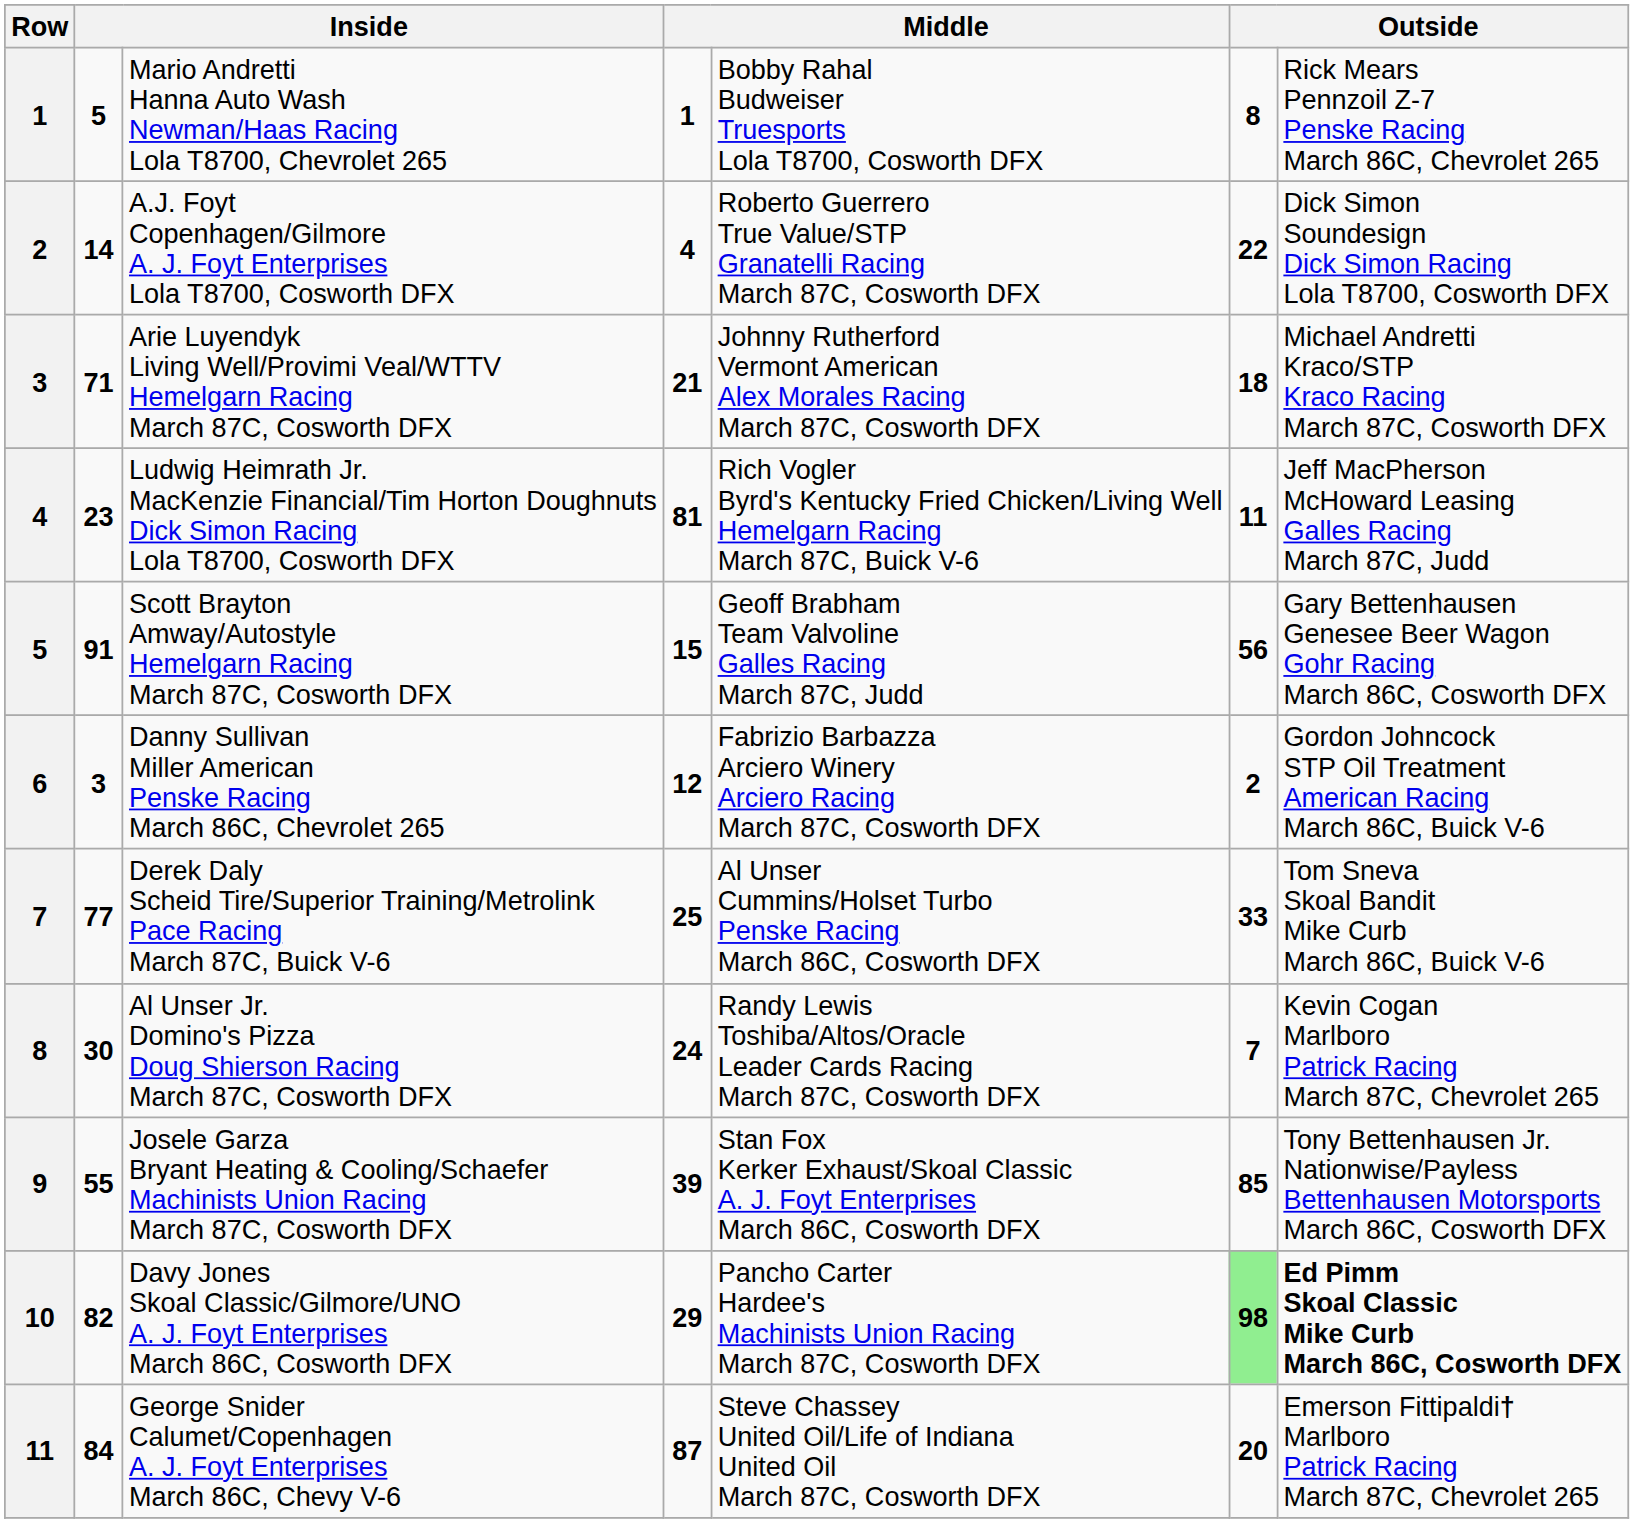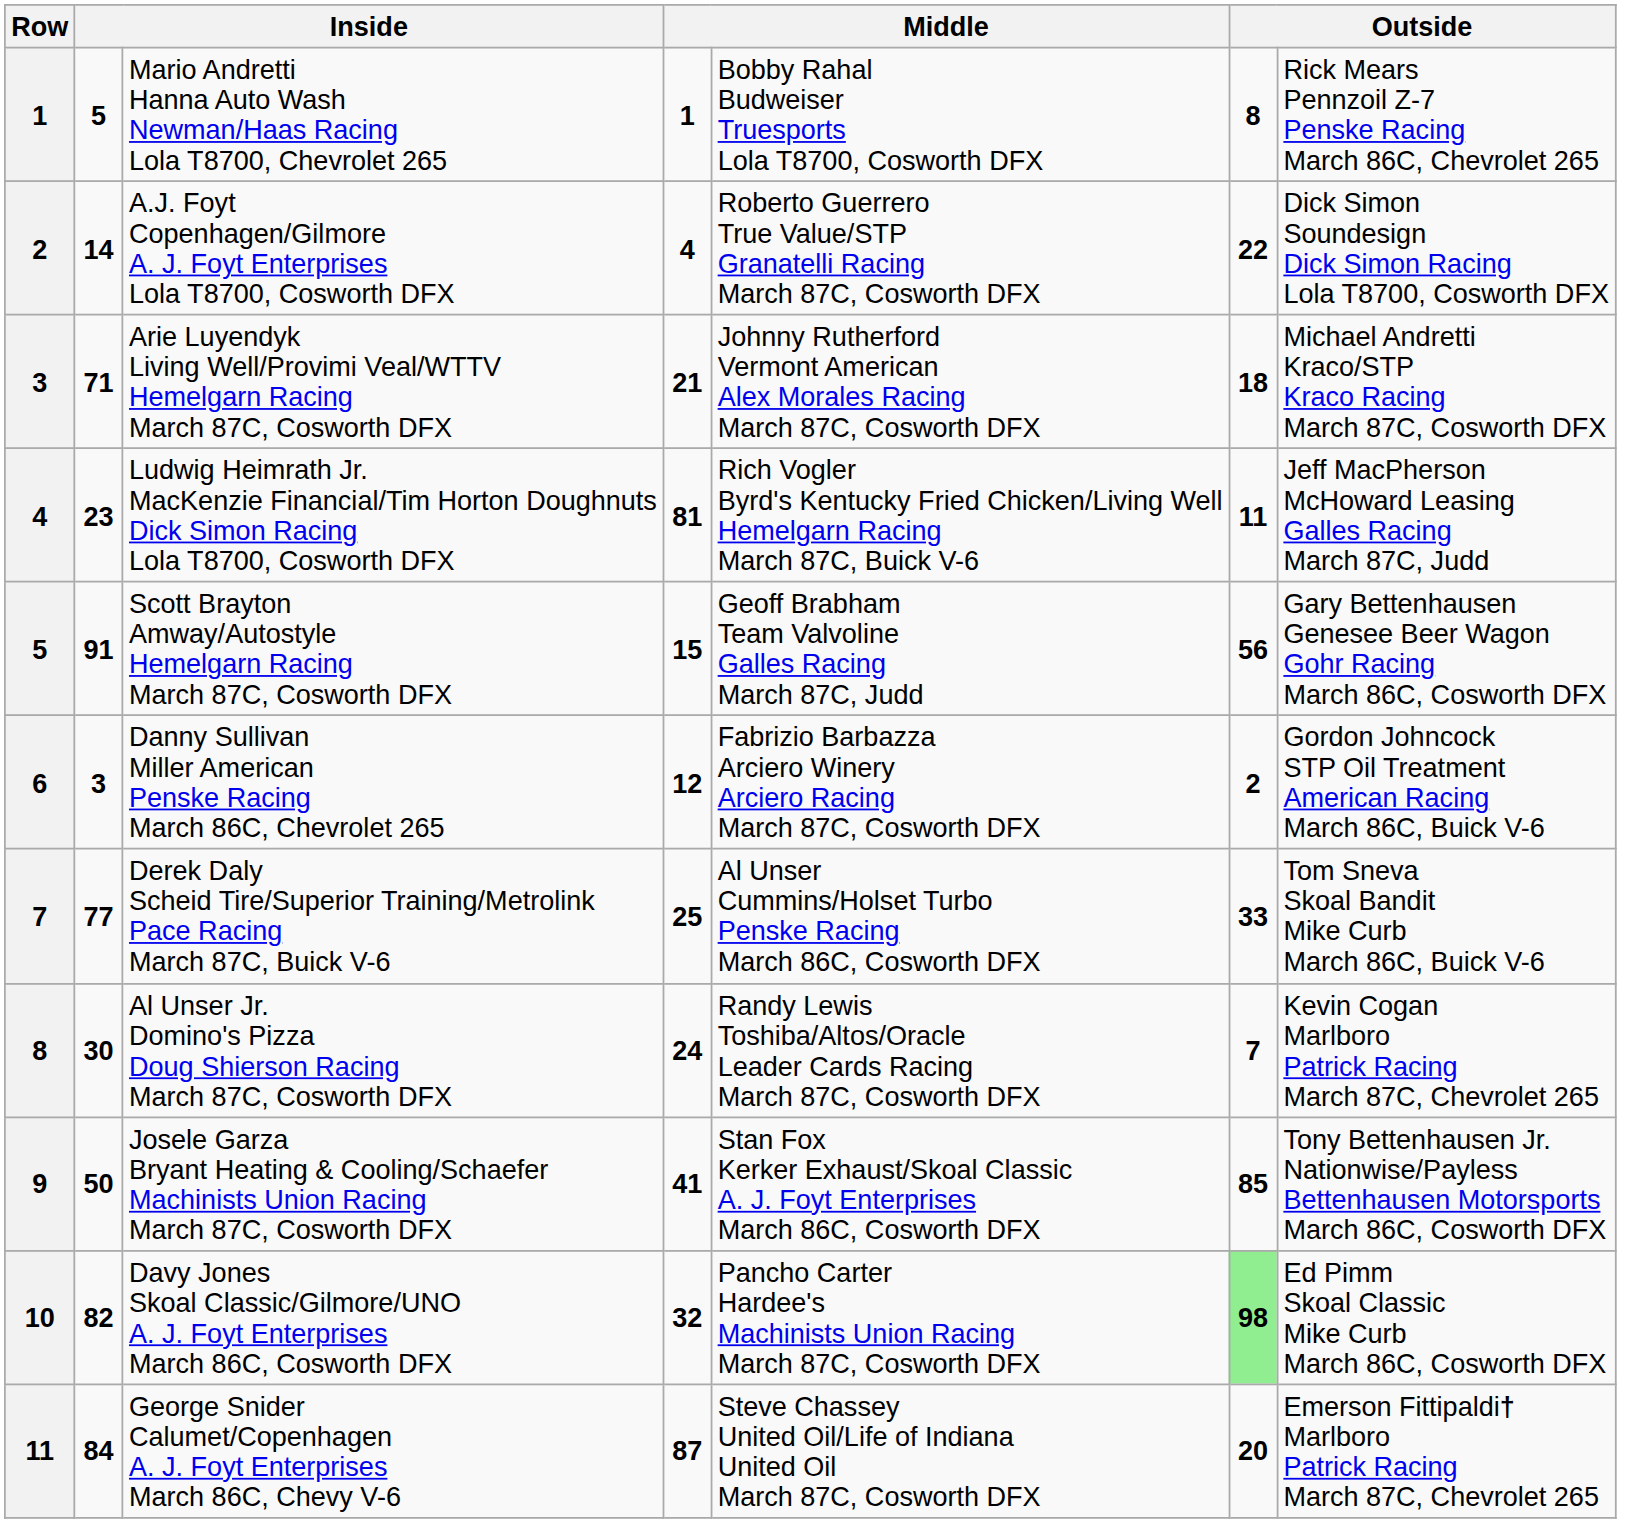(99, 1184) 55 -> (99, 1184) 50
(687, 1184) 39 -> (687, 1184) 41
(687, 1317) 29 -> (687, 1317) 32
(1452, 1317) bold -> (1445, 1317) normal
